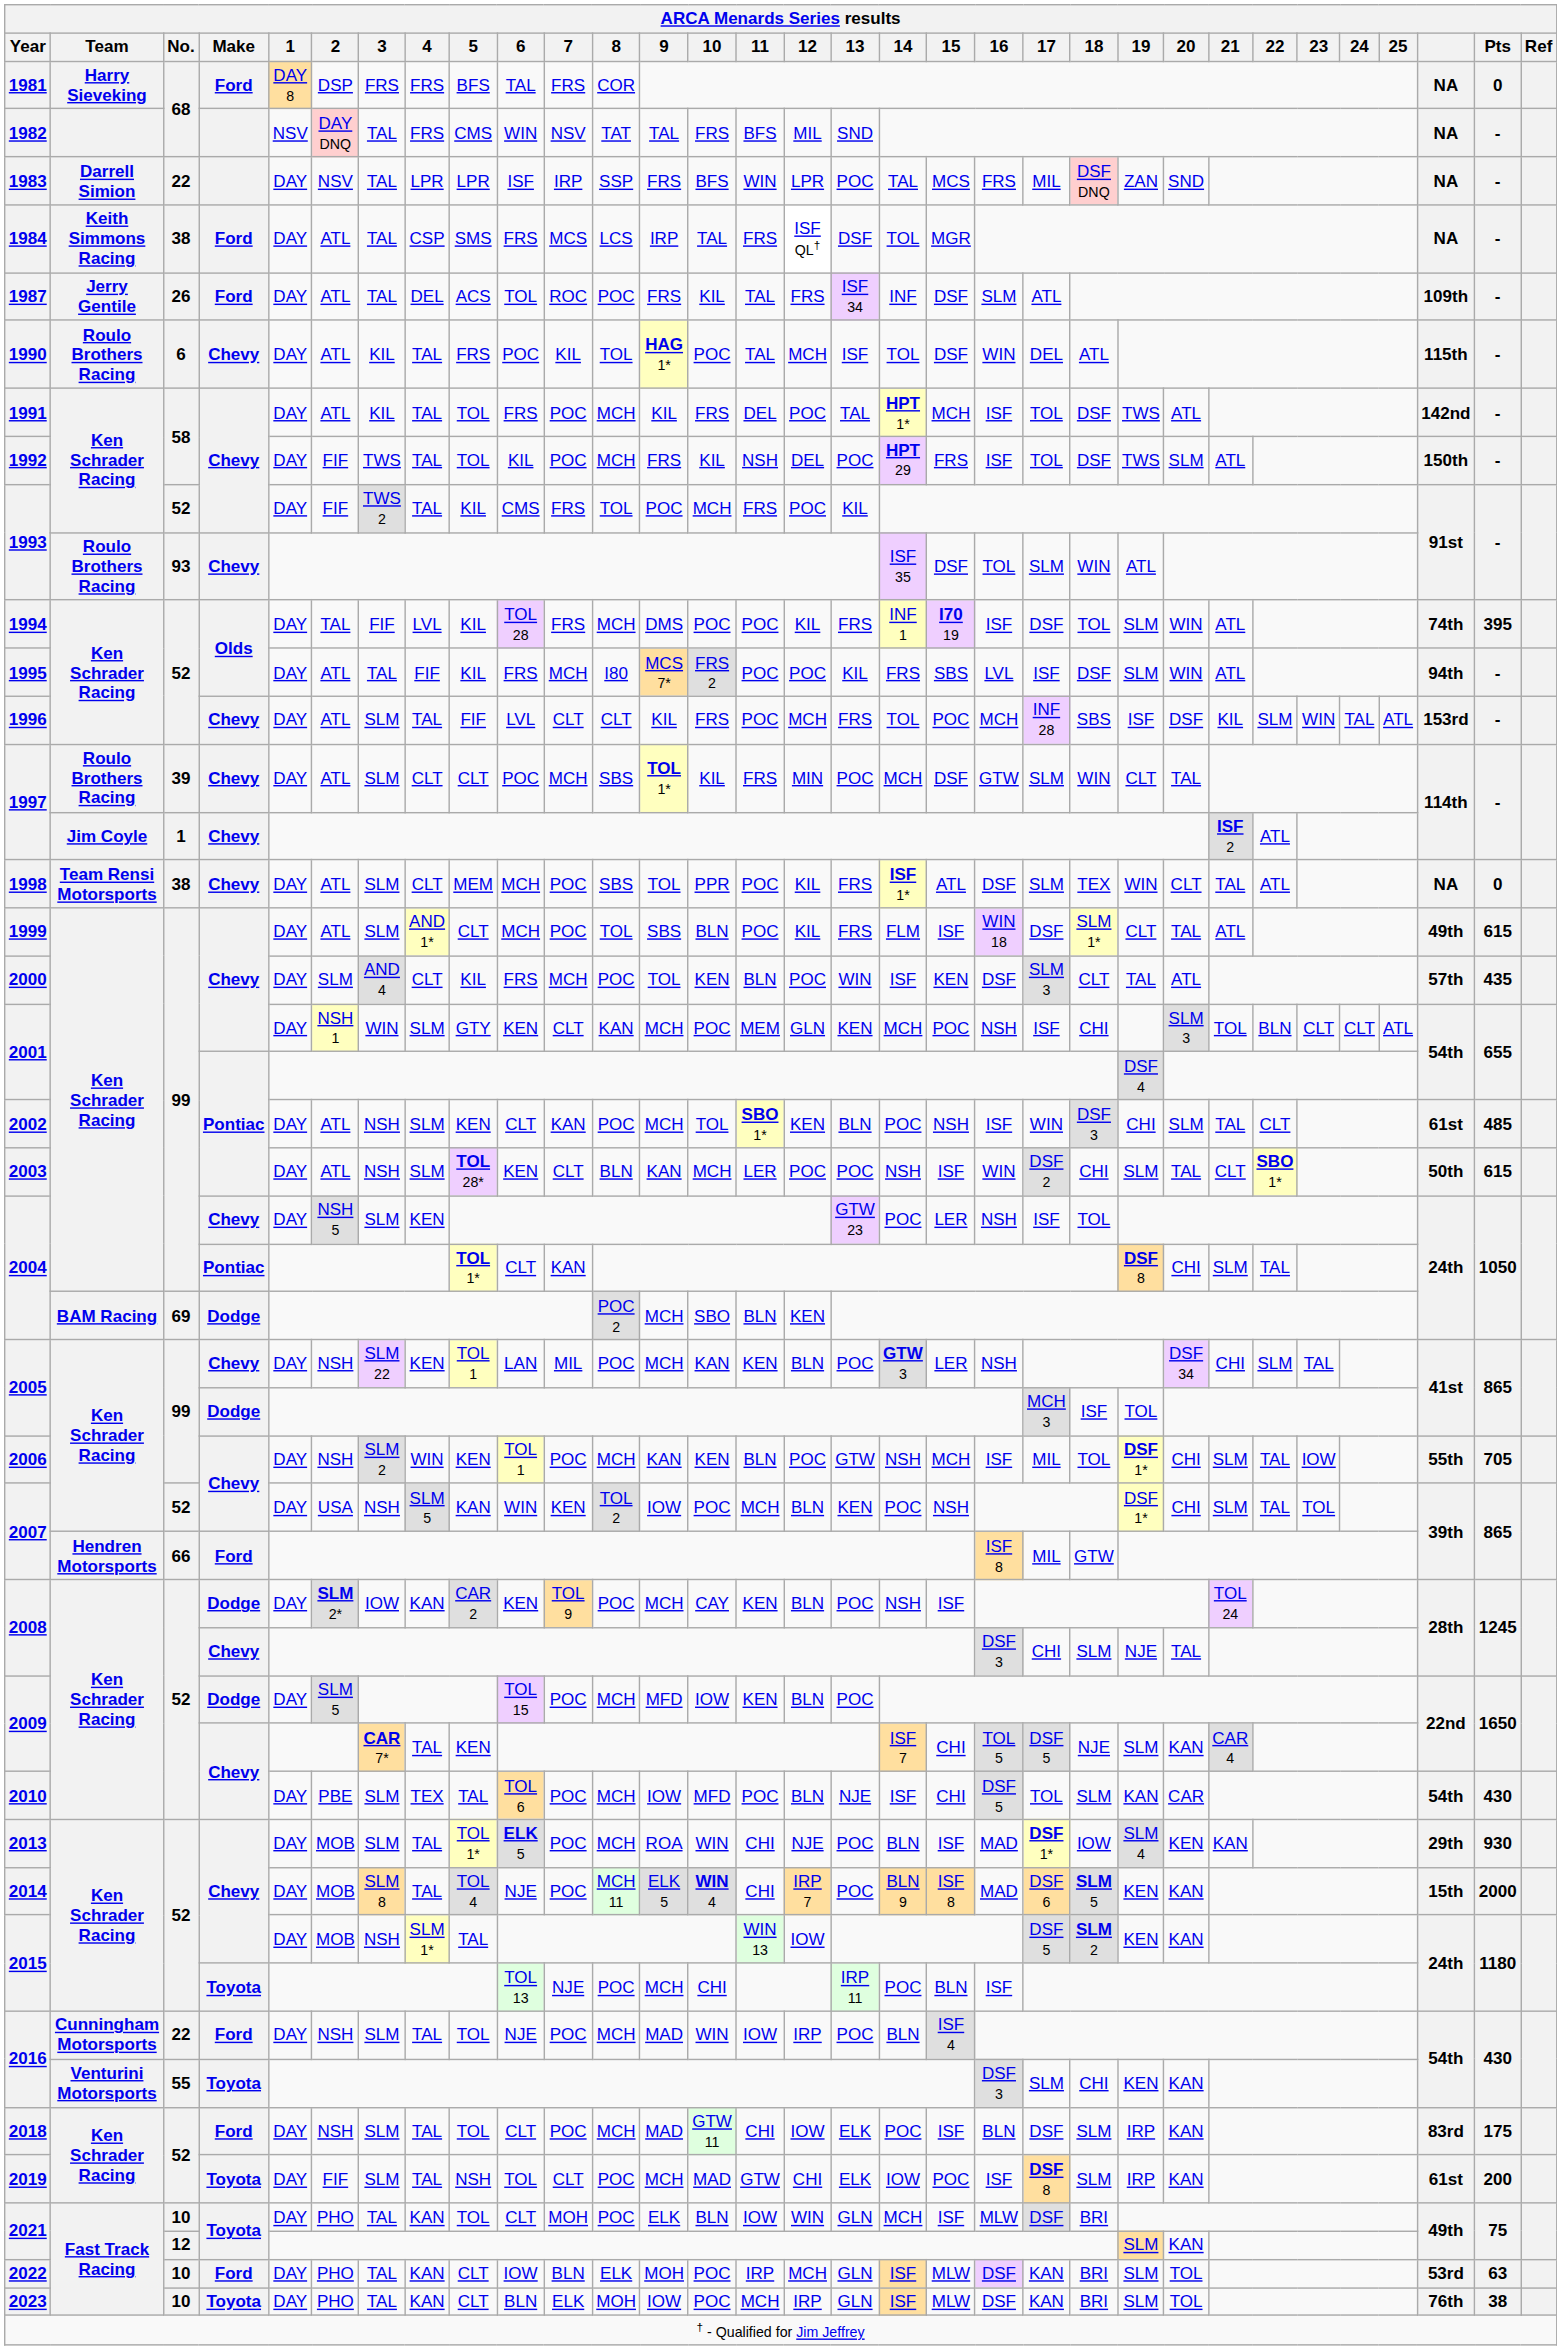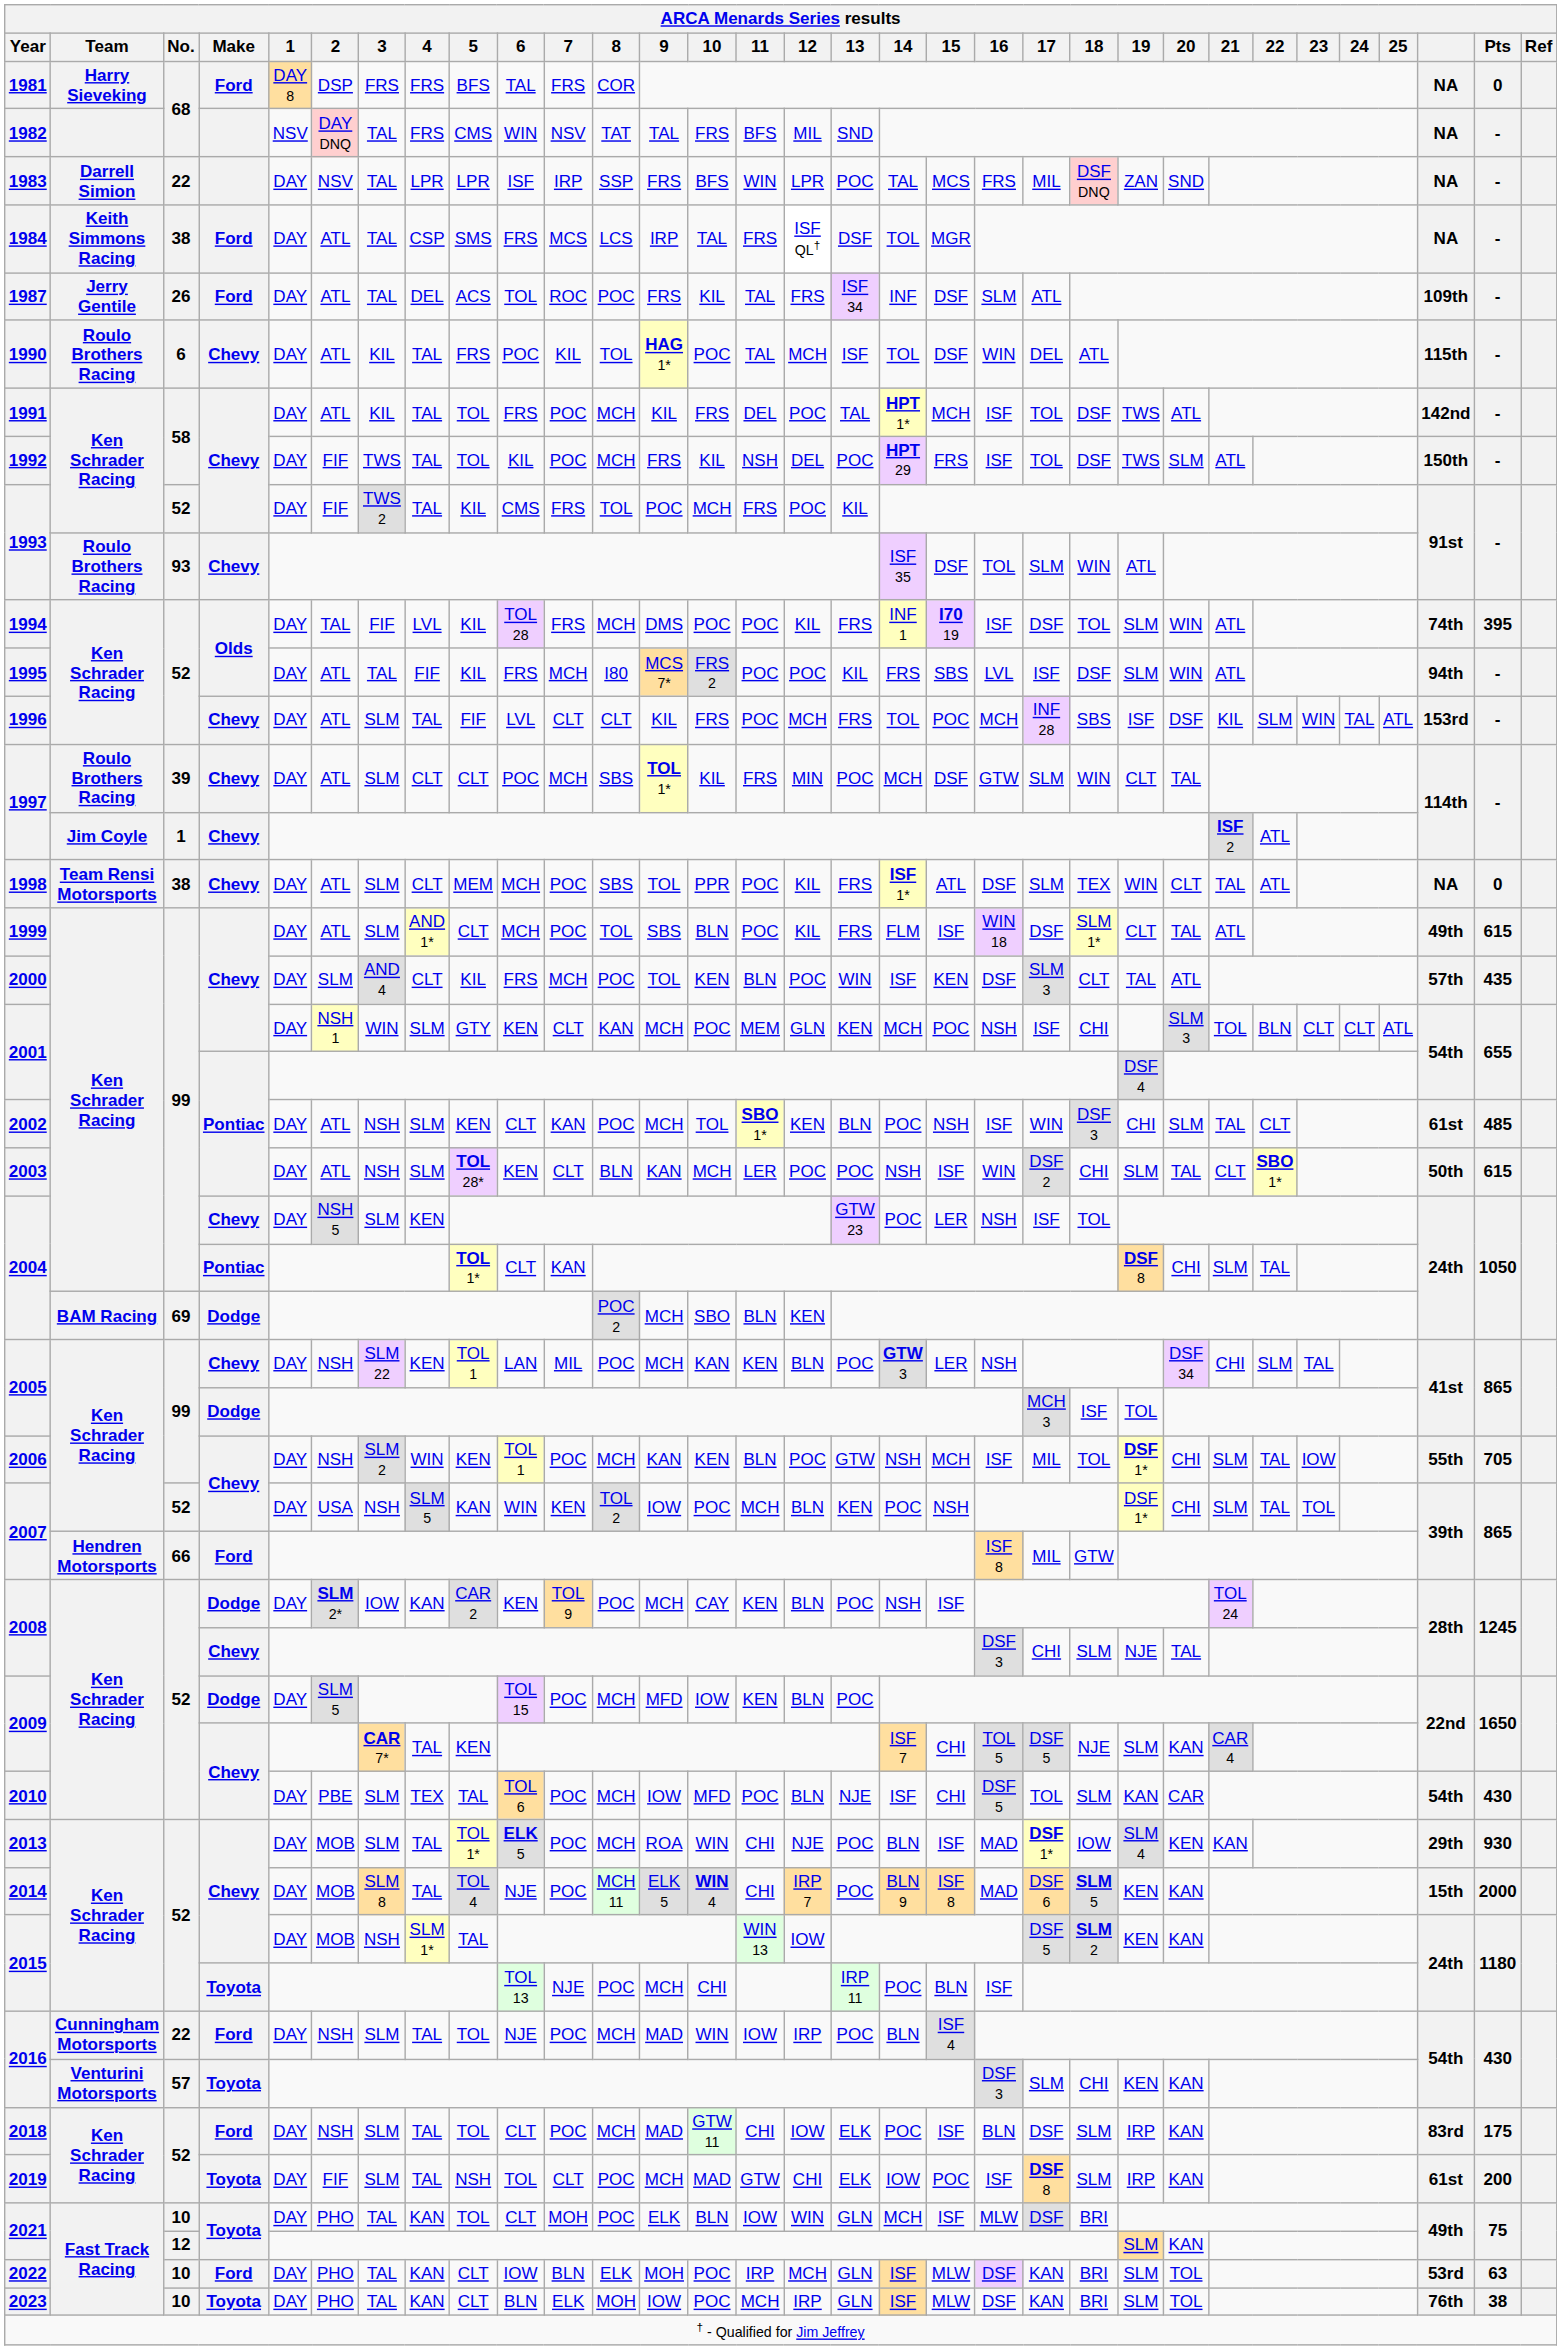(181, 2083) 55 -> (181, 2083) 57
